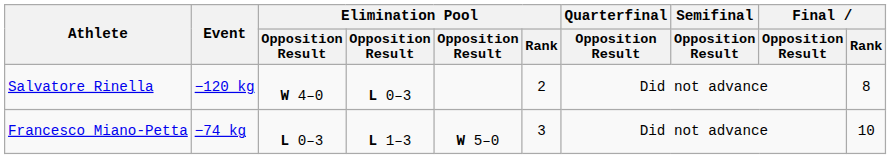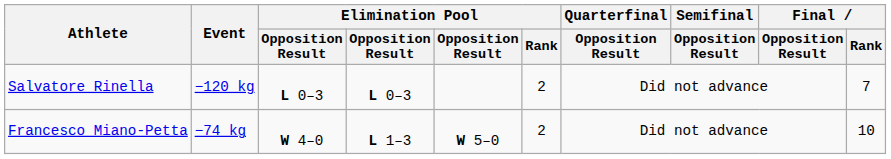(302, 97) W 4–0 -> (302, 97) L 0–3
(866, 86) 8 -> (866, 86) 7
(302, 141) L 0–3 -> (302, 141) W 4–0
(542, 131) 3 -> (542, 131) 2
